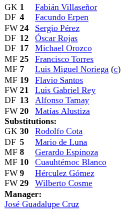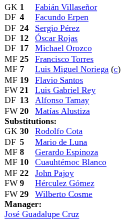(11, 28) FW -> (10, 28) DF
+ row: (54, 173)
